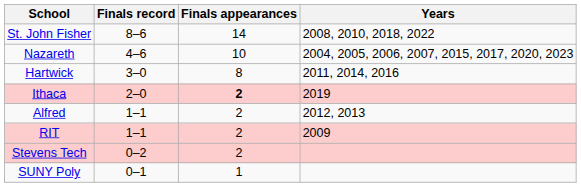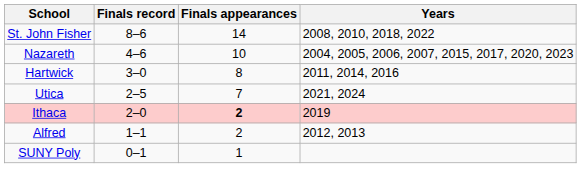+ row: (49, 93)
- row: (49, 133)
- row: (49, 152)
